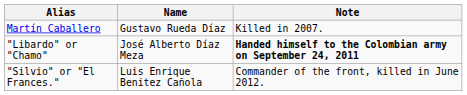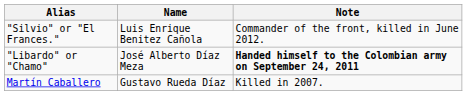rows swapped: (54, 28) <-> (51, 77)
